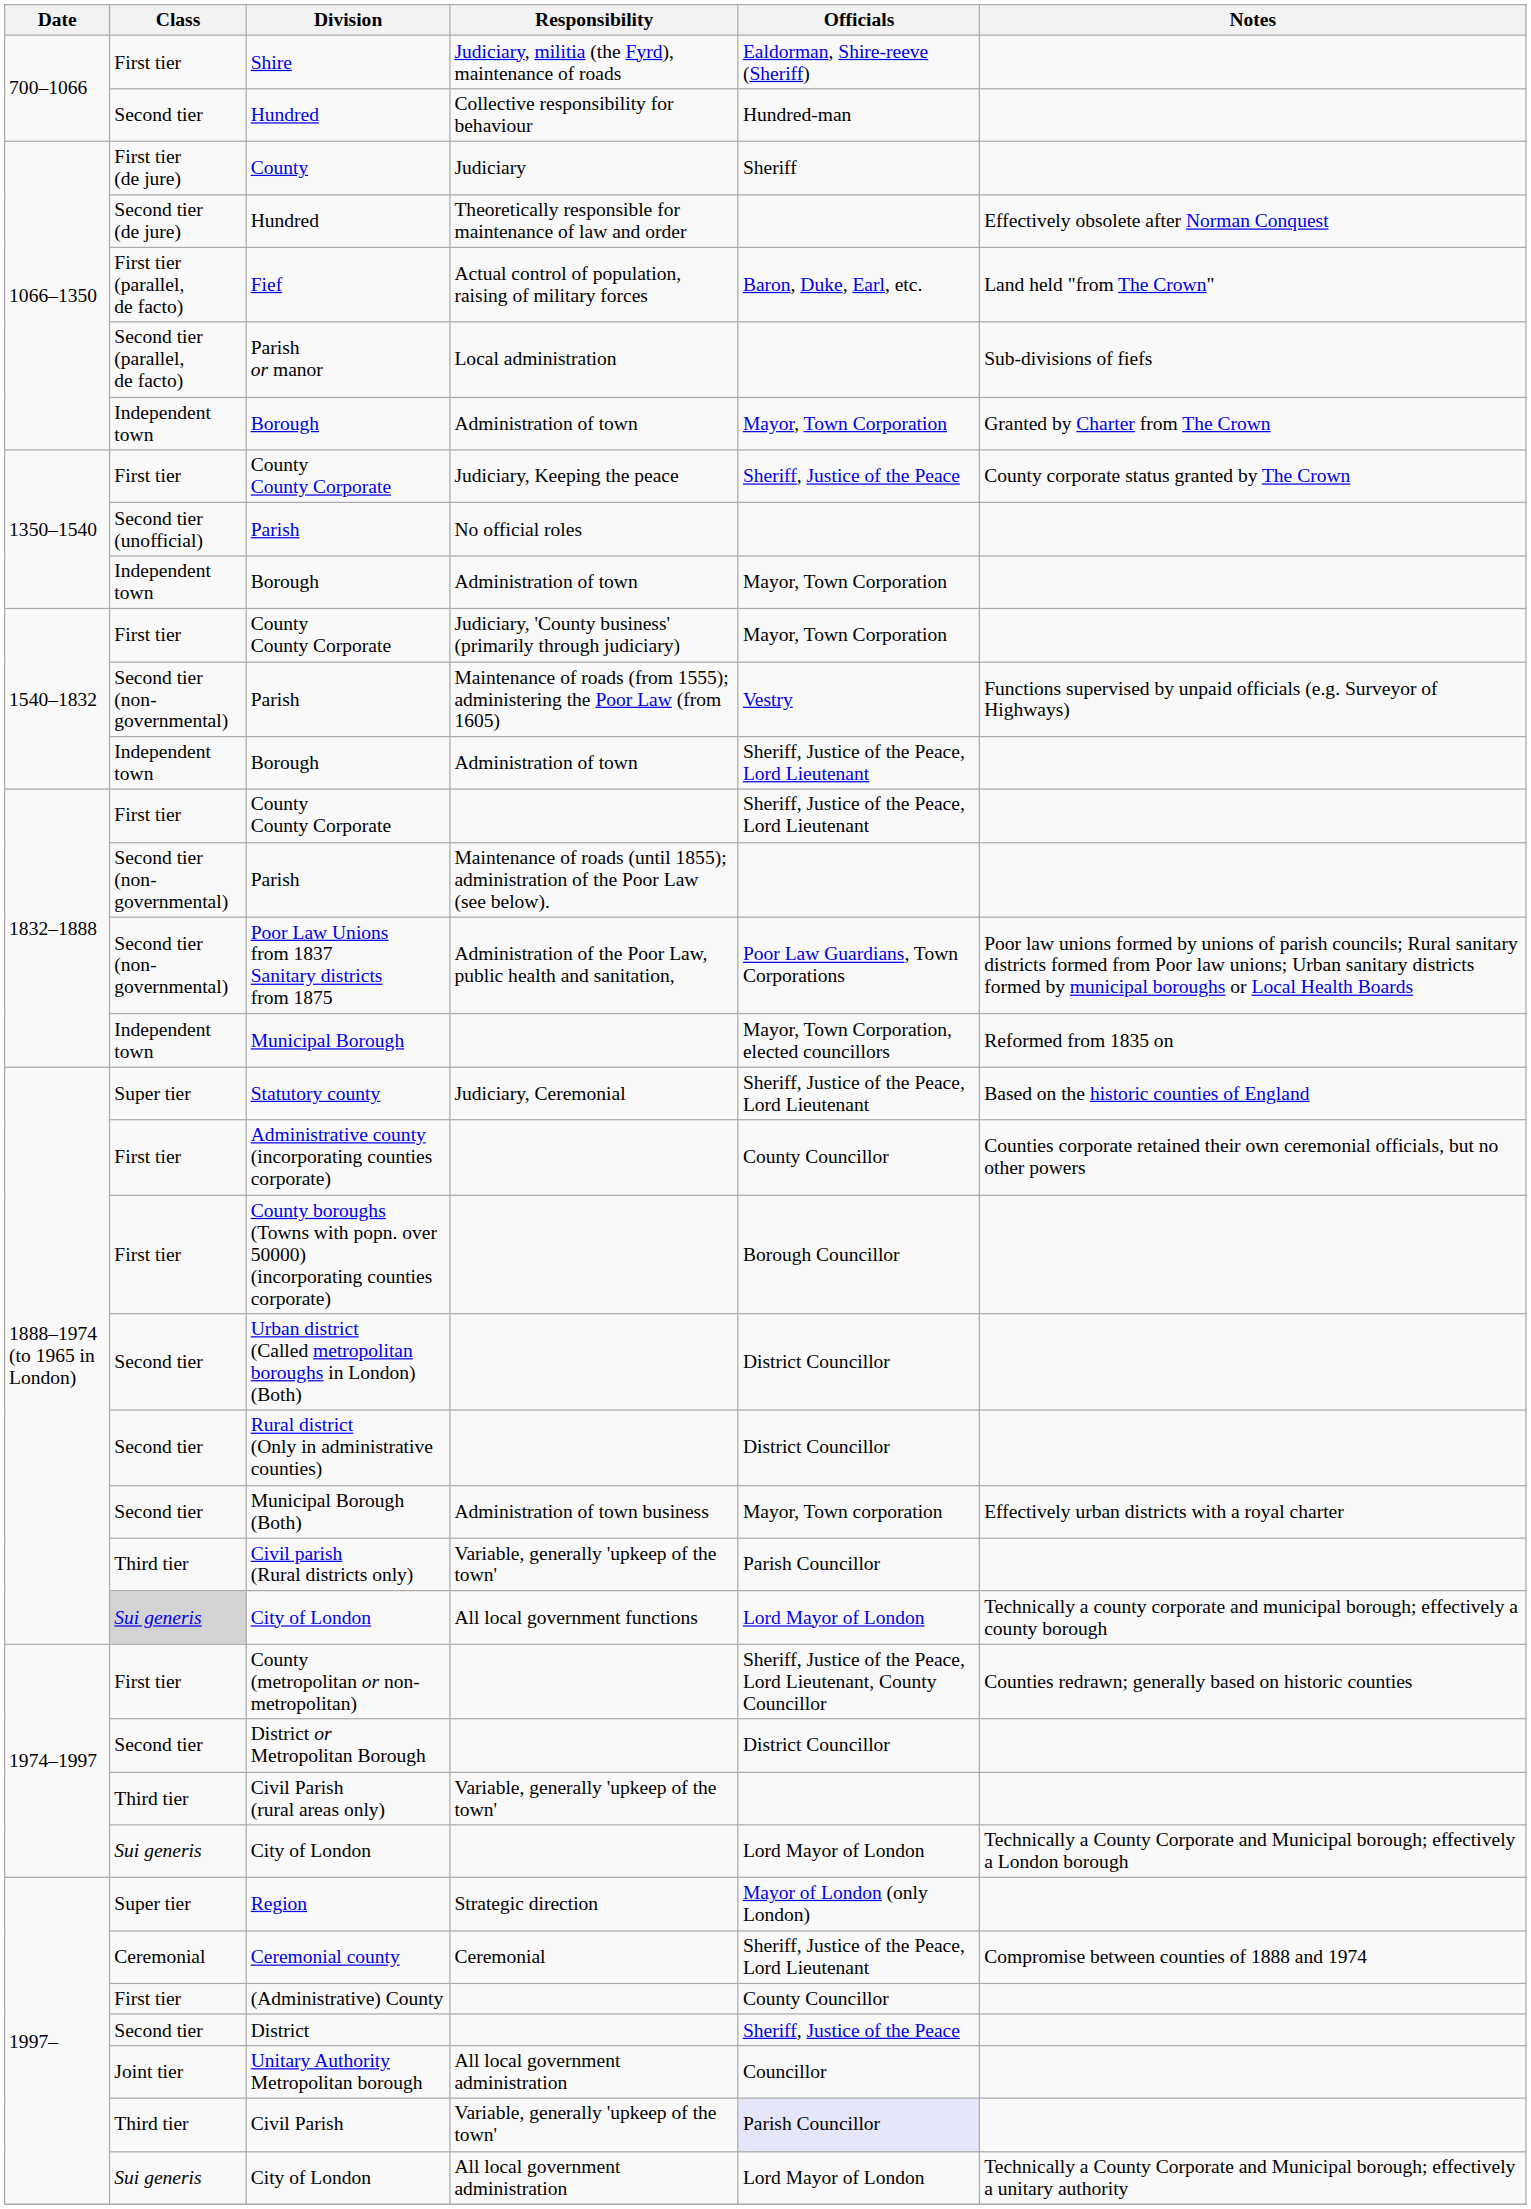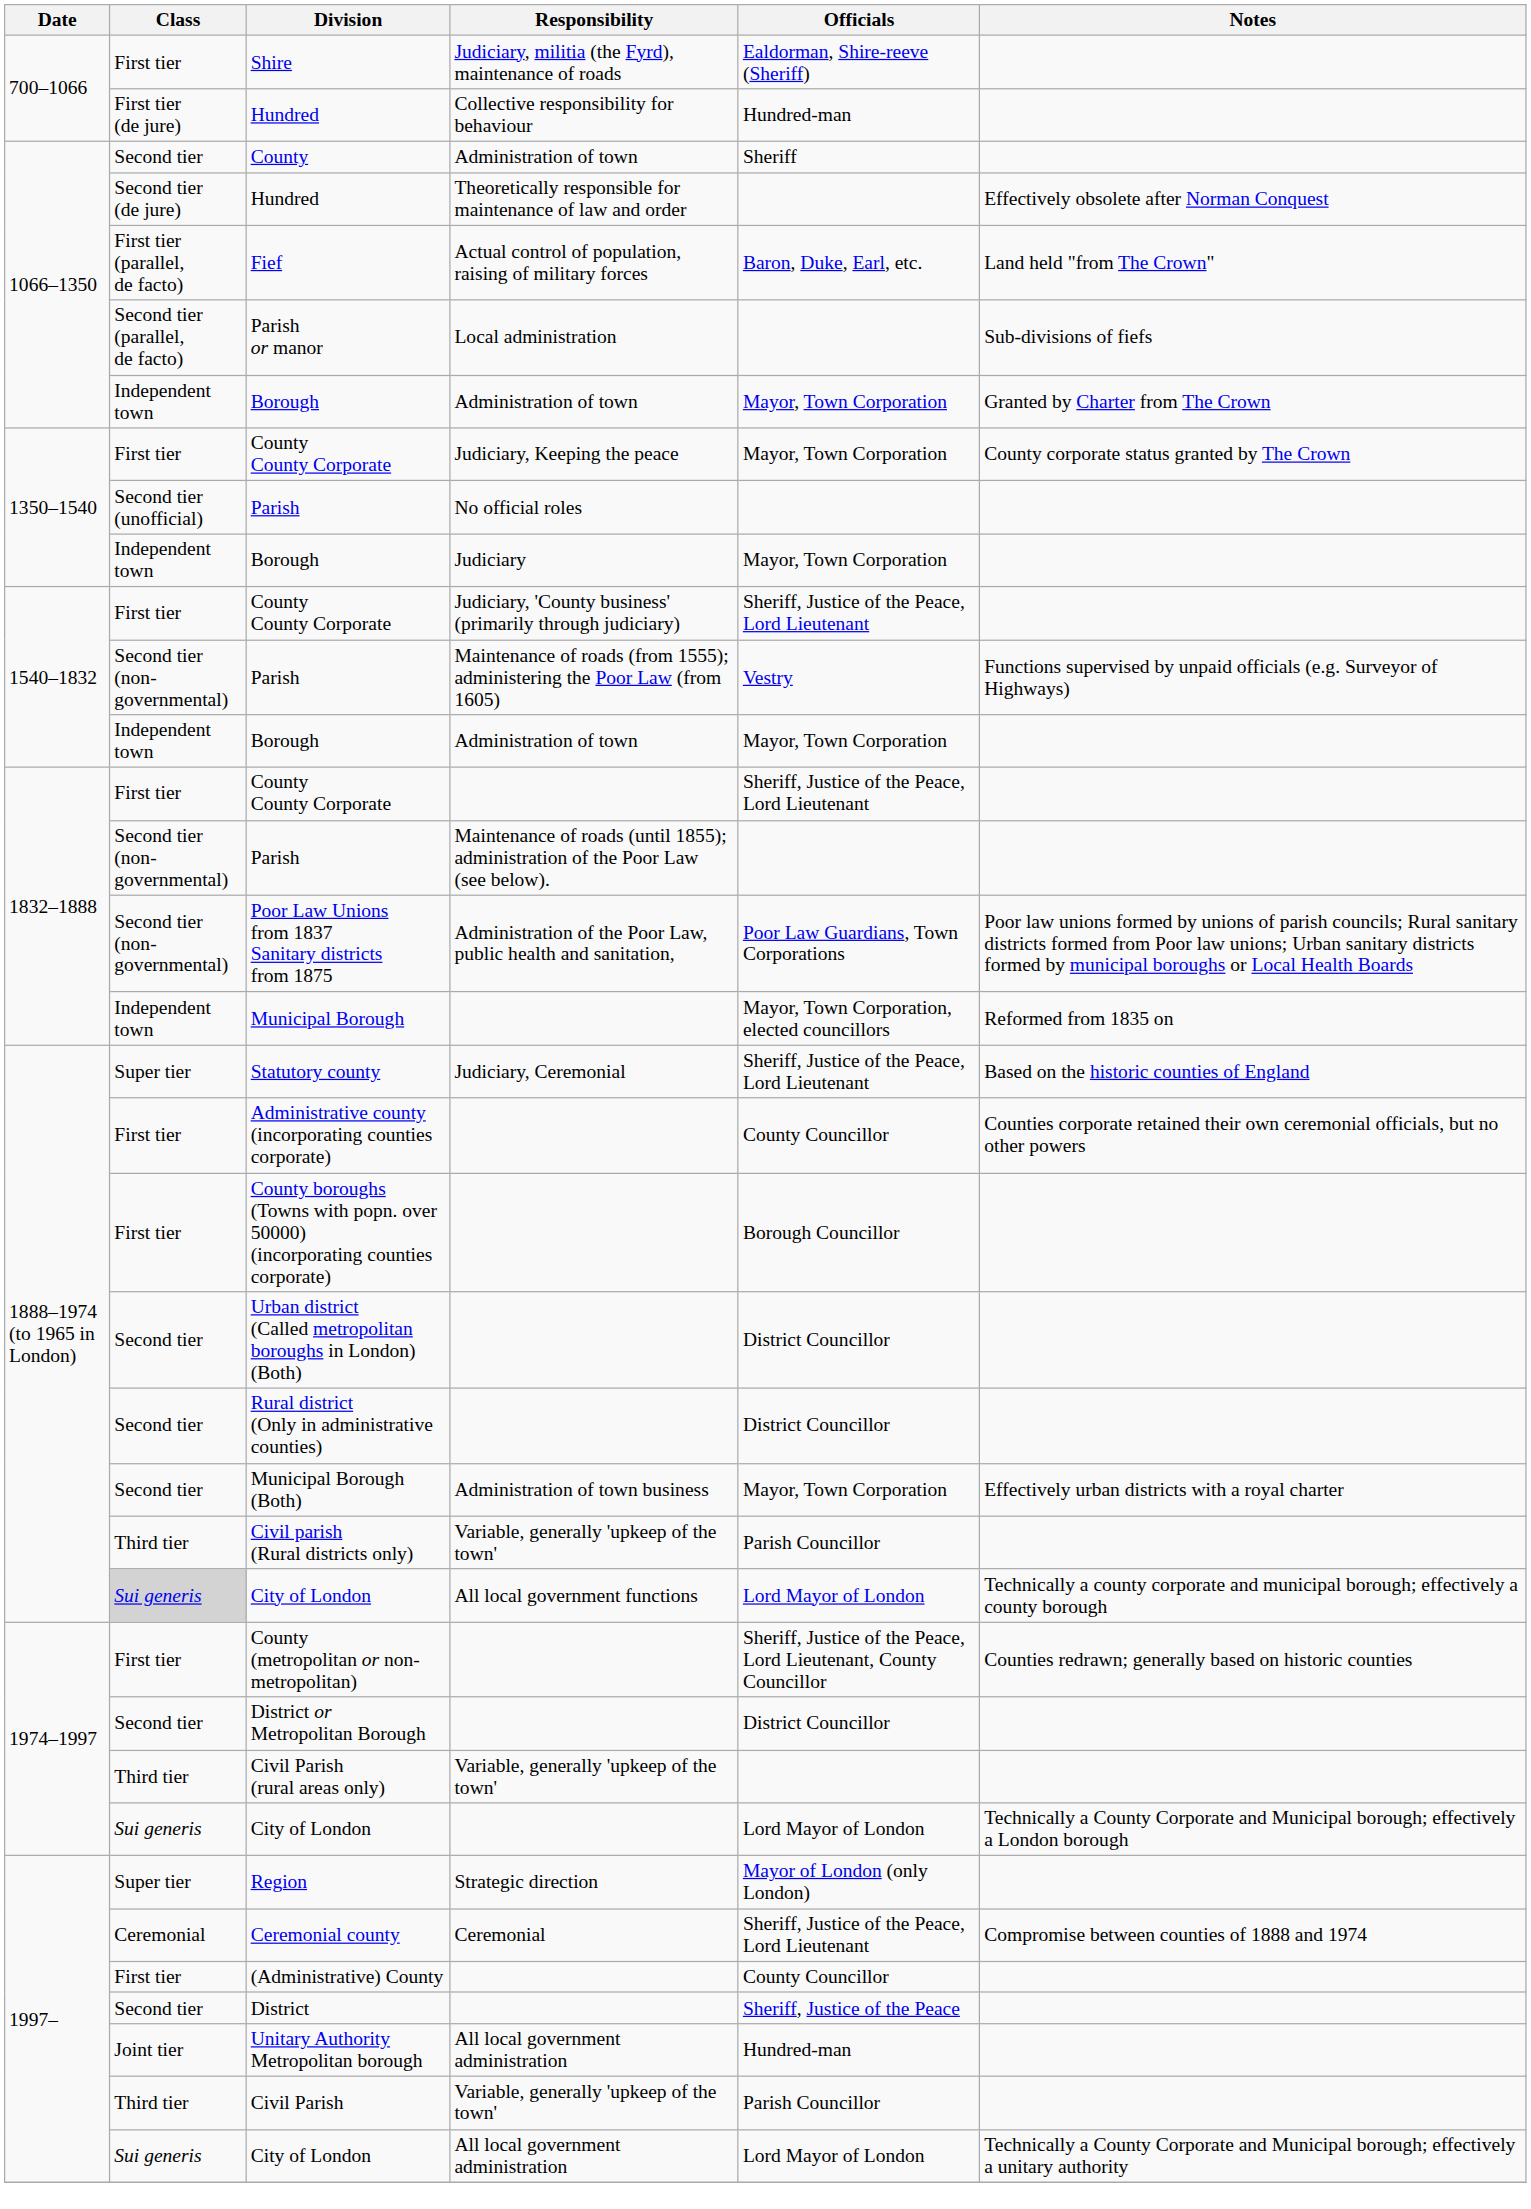(159, 114) Second tier -> (148, 114) First tier (de jure)
(148, 167) First tier (de jure) -> (159, 156) Second tier
(490, 167) Judiciary -> (546, 156) Administration of town
(851, 476) Sheriff, Justice of the Peace -> (845, 454) Mayor, Town Corporation
(546, 582) Administration of town -> (490, 560) Judiciary
(845, 635) Mayor, Town Corporation -> (854, 613) Sheriff, Justice of the Peace, Lord Lieutenant
(854, 762) Sheriff, Justice of the Peace, Lord Lieutenant -> (845, 740) Mayor, Town Corporation
(843, 1511) Mayor, Town corporation -> (845, 1489) Mayor, Town Corporation
(785, 2071) Councillor -> (797, 2049) Hundred-man
(811, 2124) lavender background -> (811, 2102) no background
